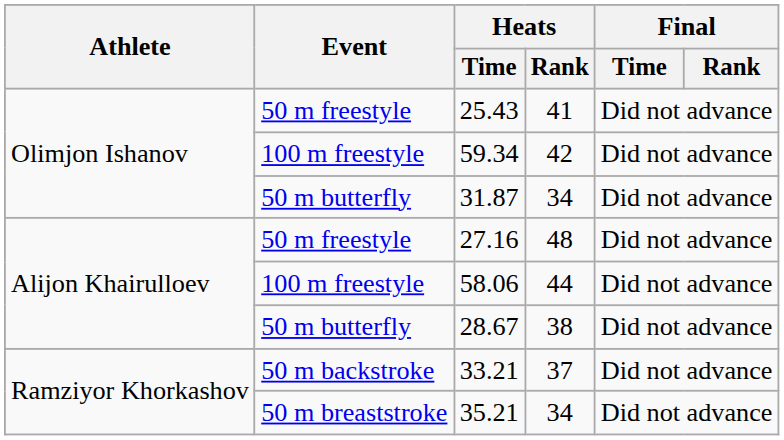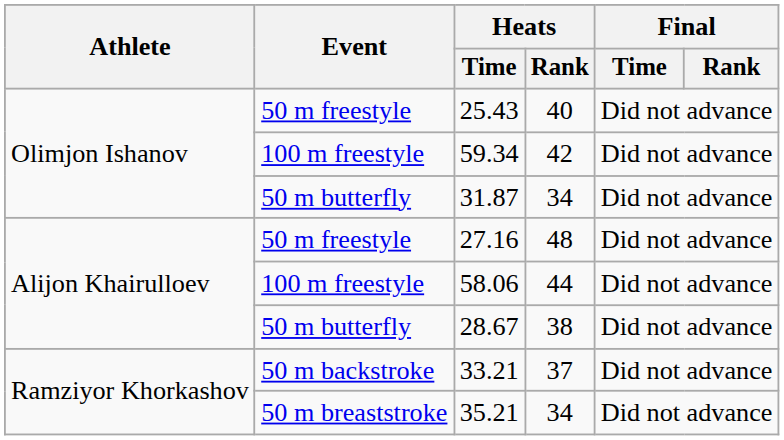(560, 110) 41 -> (560, 110) 40
